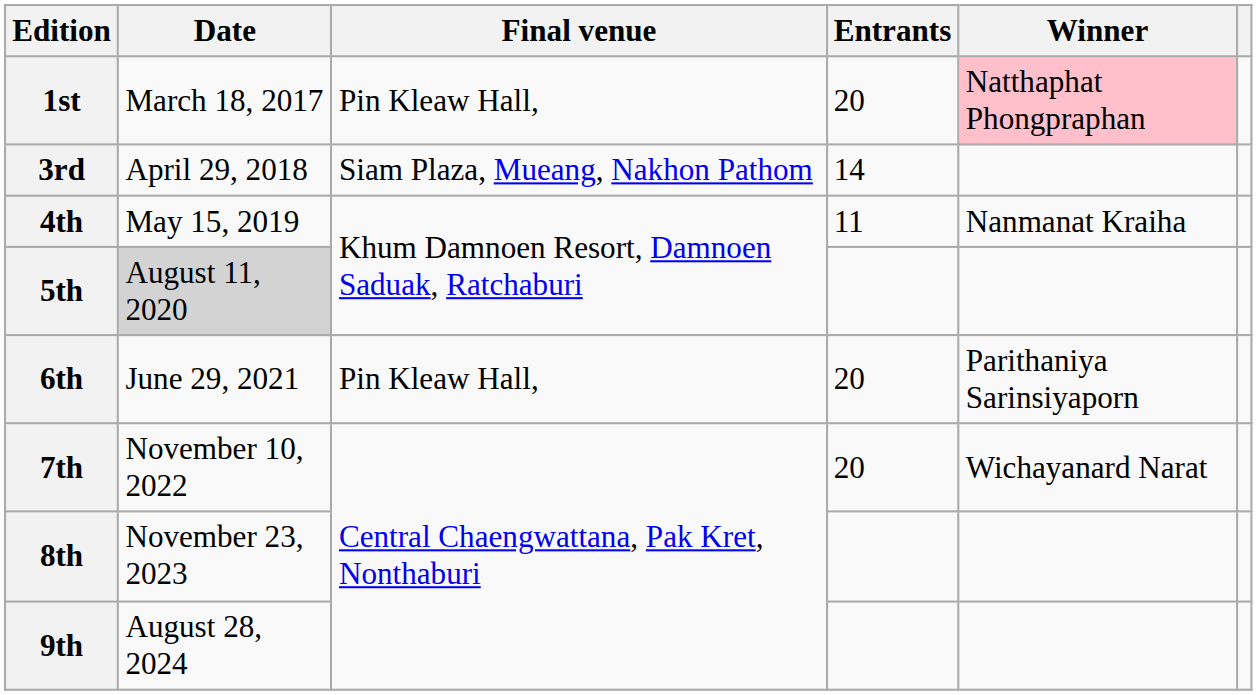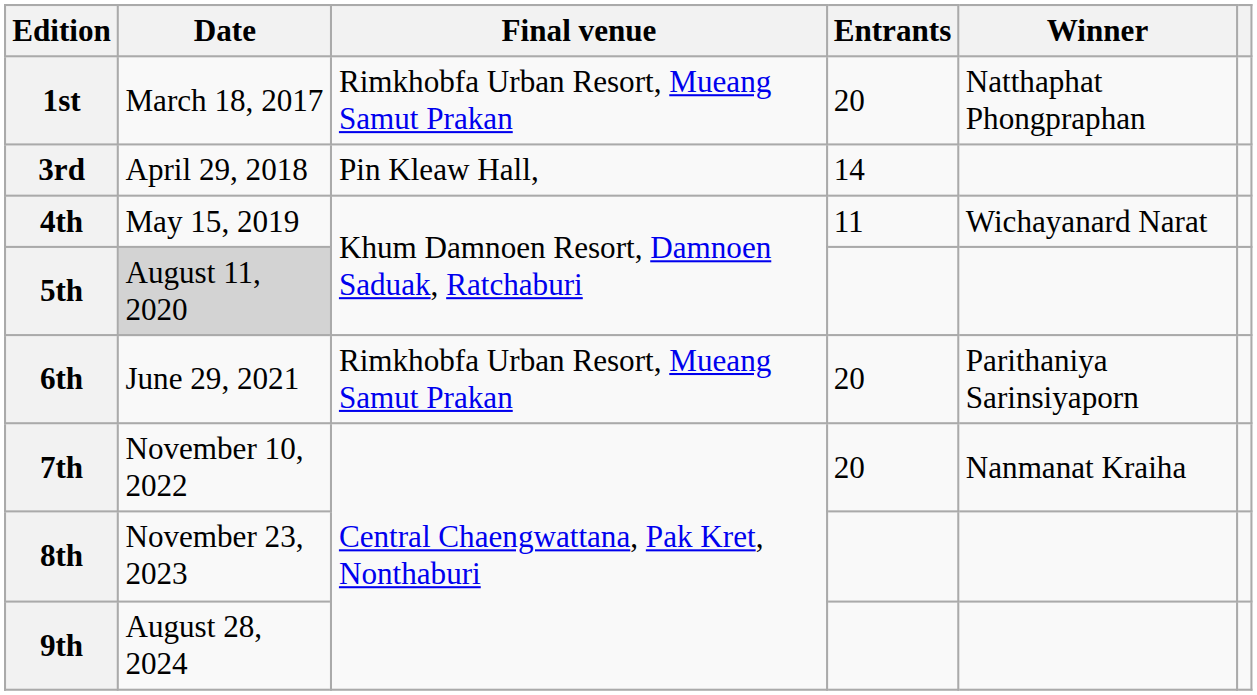(439, 100) Pin Kleaw Hall, -> (555, 100) Rimkhobfa Urban Resort, Mueang Samut Prakan
(1056, 100) pink background -> (1056, 100) no background
(576, 170) Siam Plaza, Mueang, Nakhon Pathom -> (439, 170) Pin Kleaw Hall,
(1076, 221) Nanmanat Kraiha -> (1087, 221) Wichayanard Narat
(439, 379) Pin Kleaw Hall, -> (555, 379) Rimkhobfa Urban Resort, Mueang Samut Prakan
(1087, 467) Wichayanard Narat -> (1076, 467) Nanmanat Kraiha
